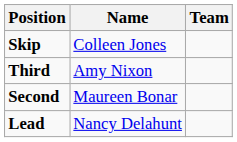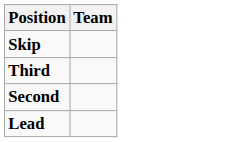- column: (128, 17)
